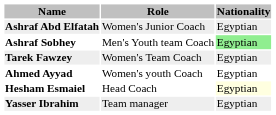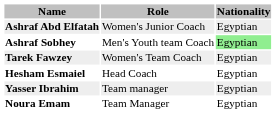- row: (39, 73)
(237, 88) lightyellow background -> (237, 73) no background
+ row: (38, 103)
